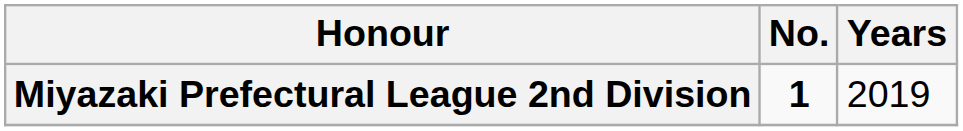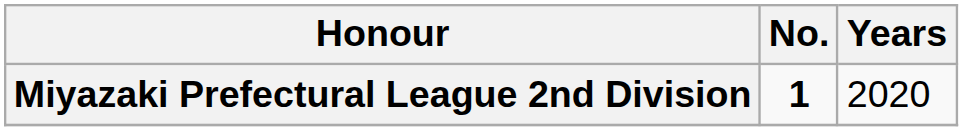(889, 93) 2019 -> (889, 93) 2020
